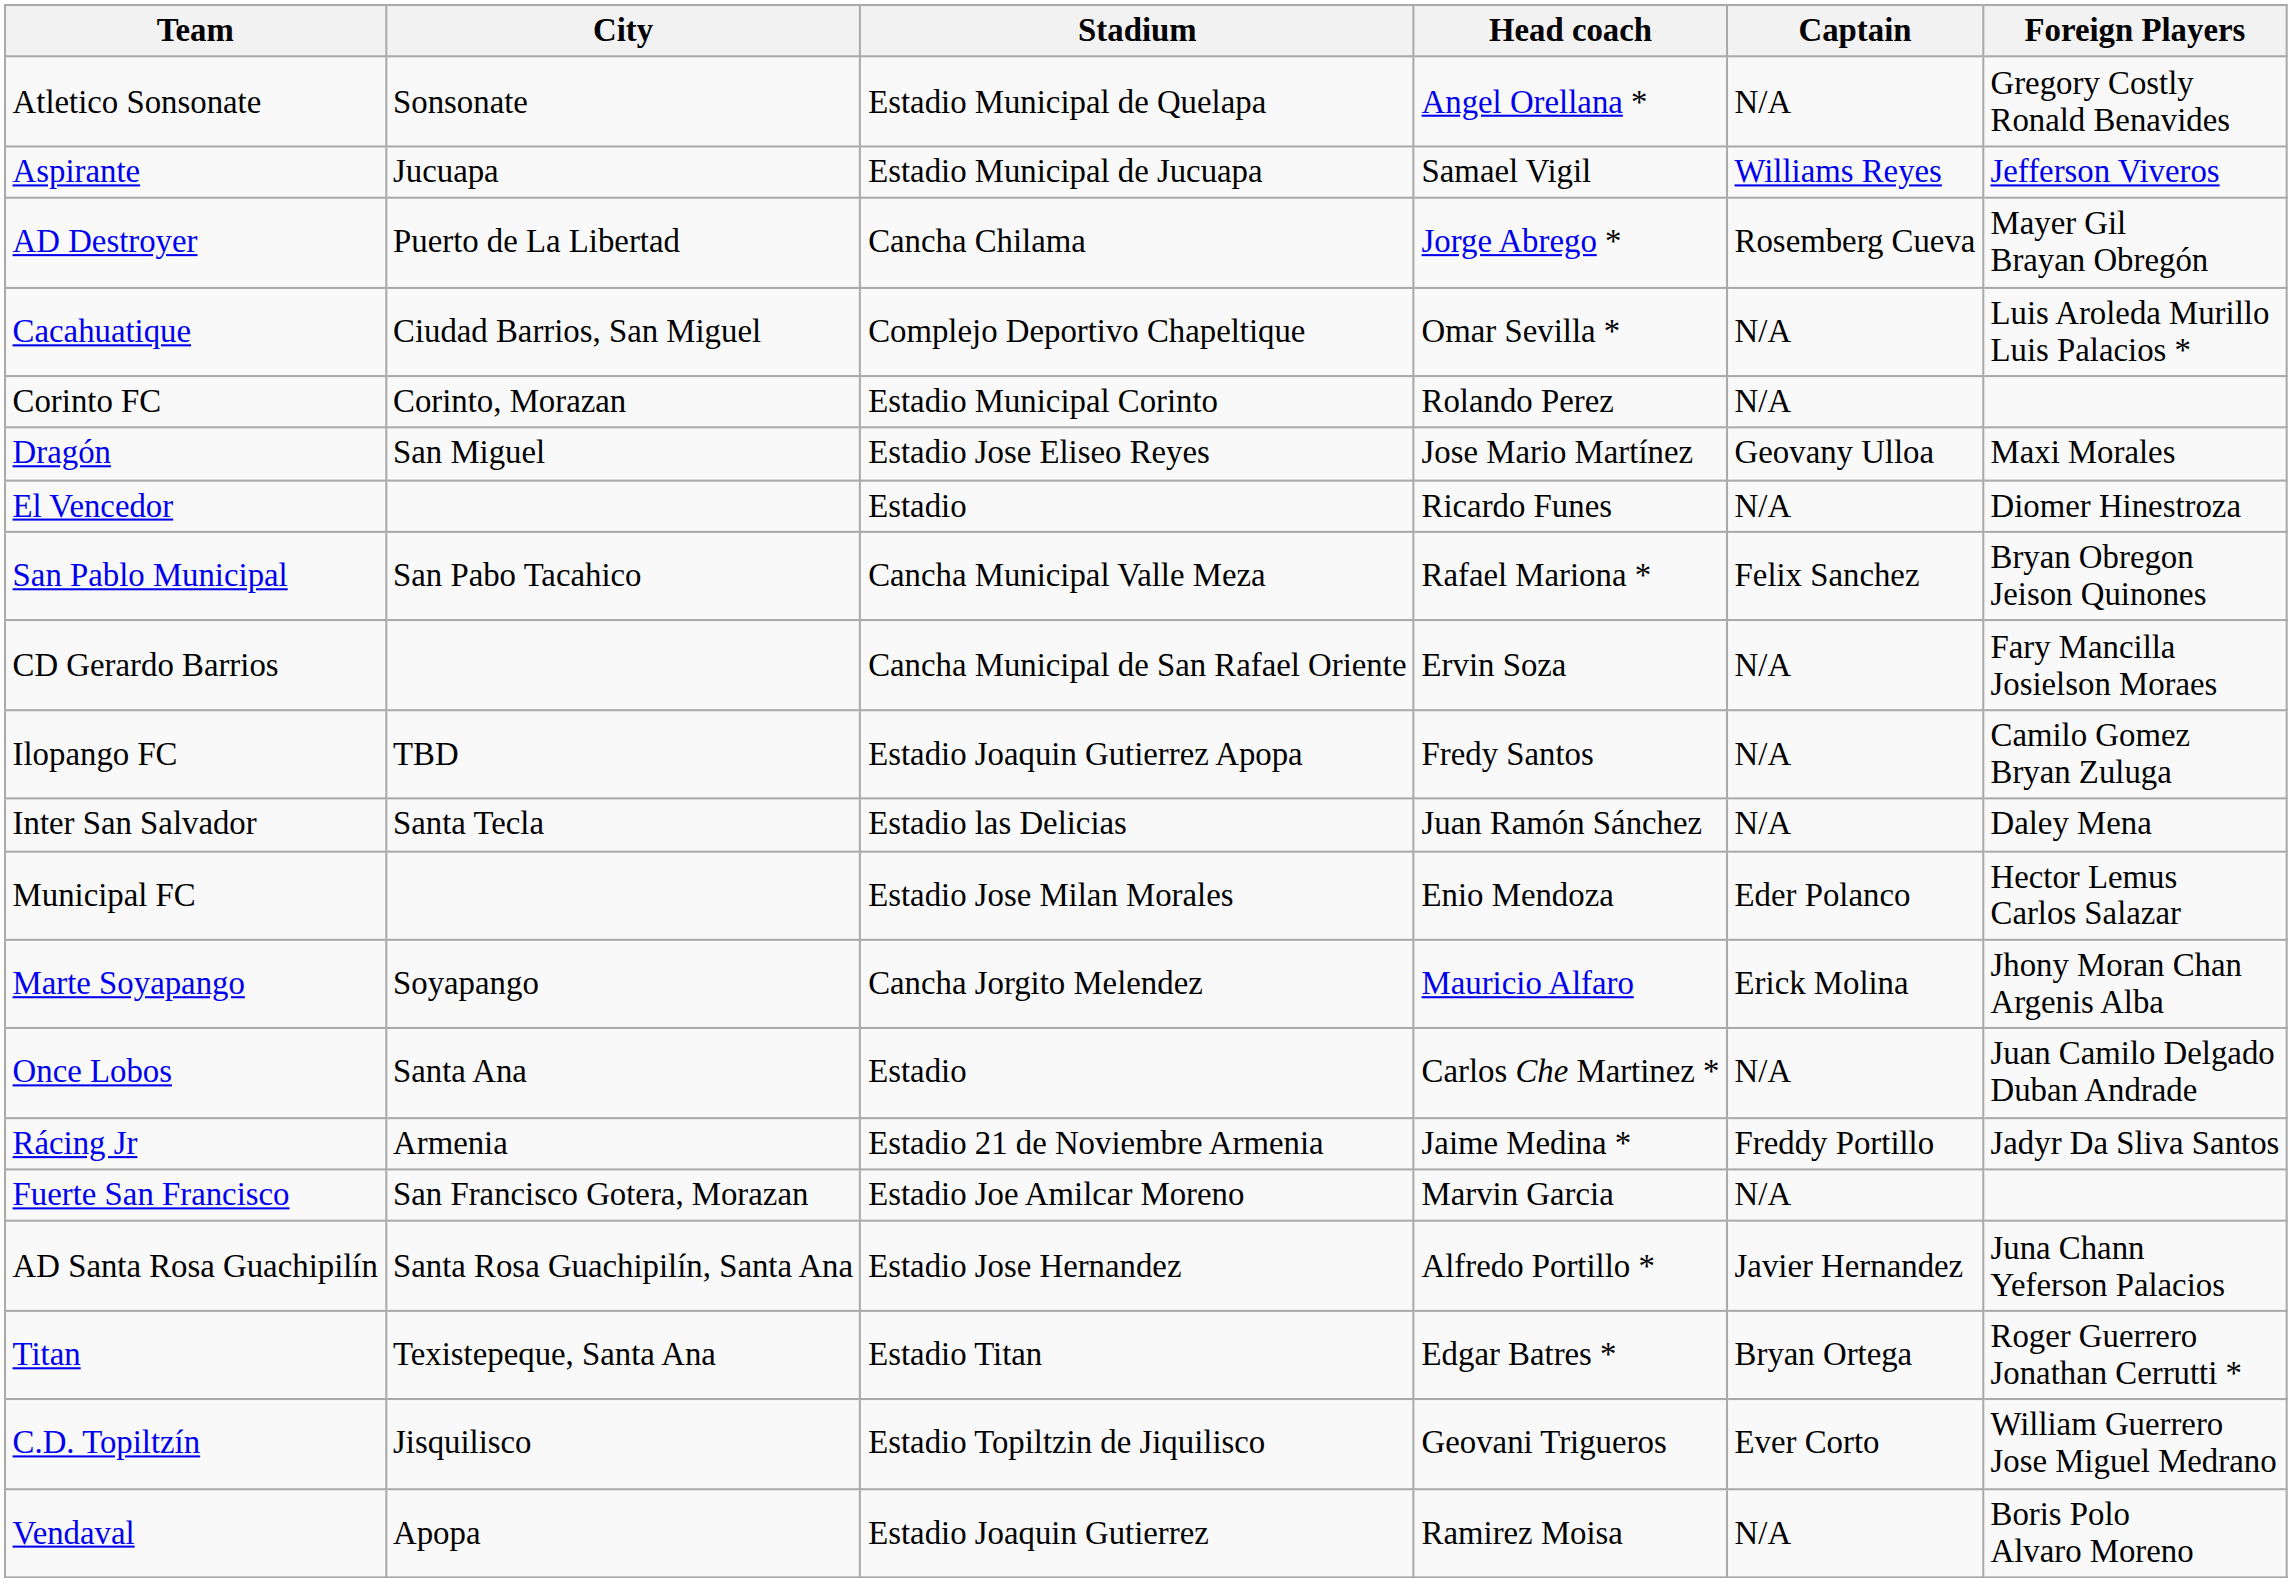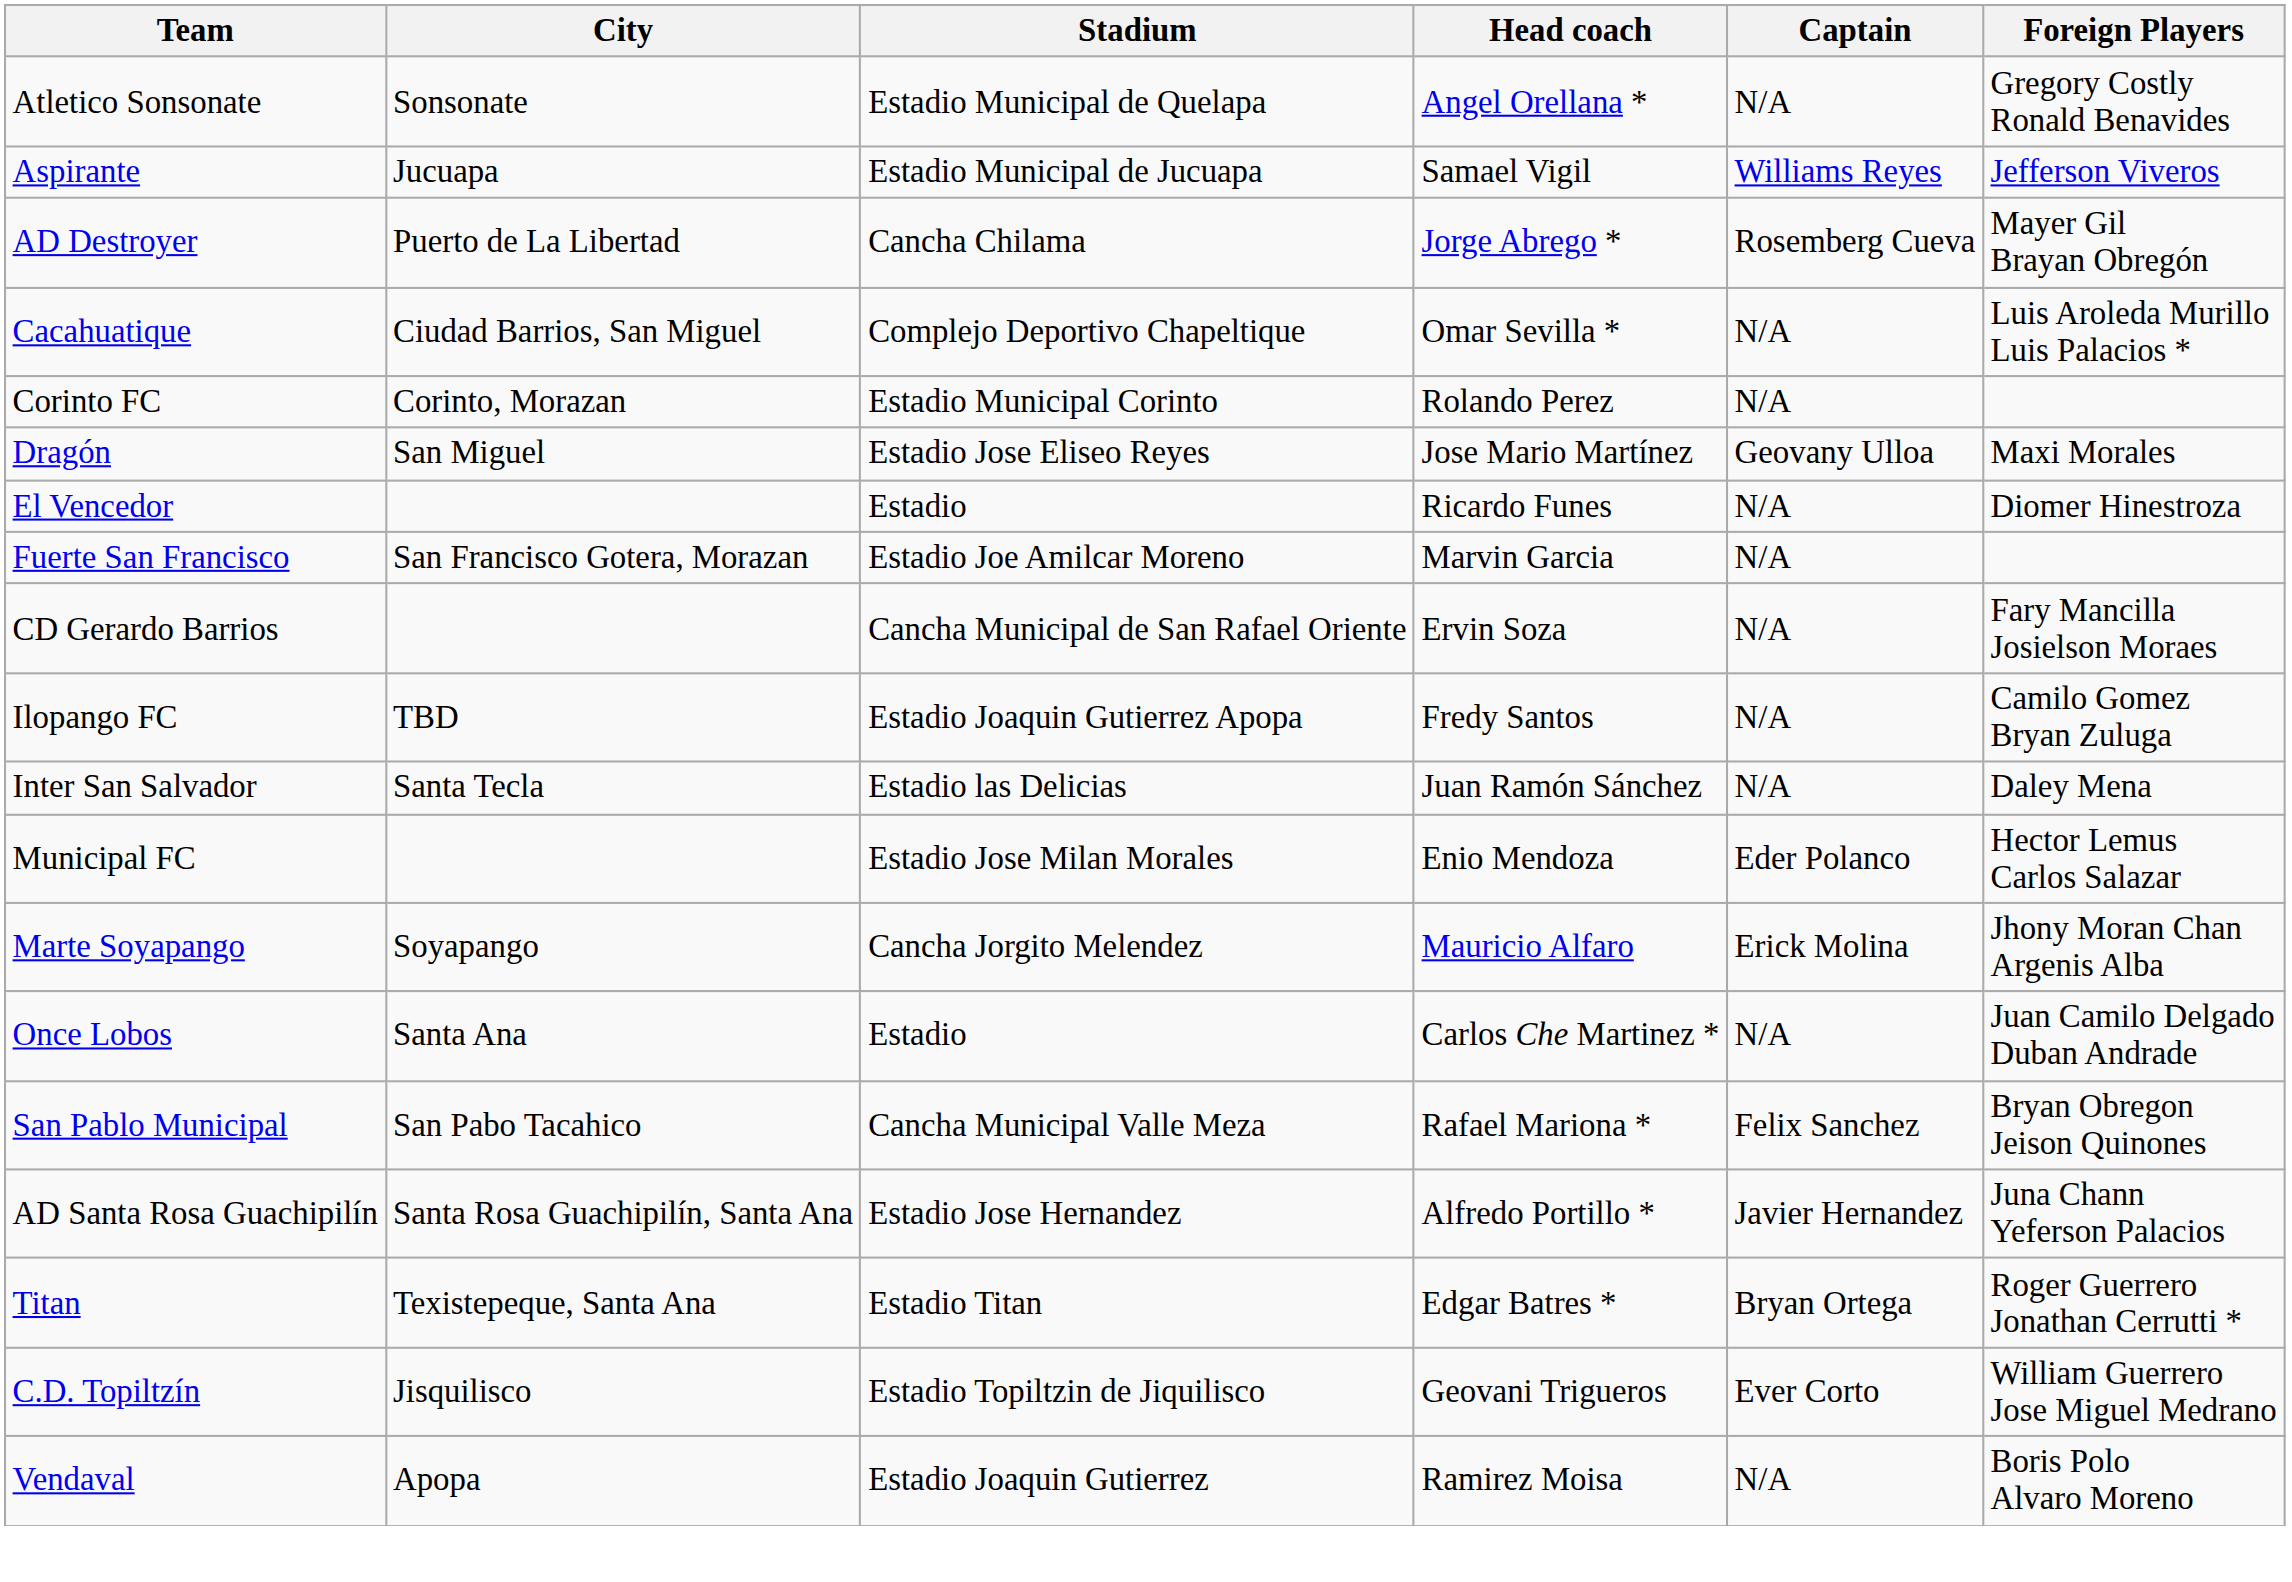rows swapped: (151, 1194) <-> (150, 575)
- row: (75, 1142)
